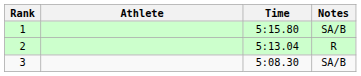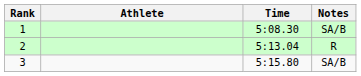(277, 30) 5:15.80 -> (277, 30) 5:08.30
(277, 63) 5:08.30 -> (277, 63) 5:15.80
